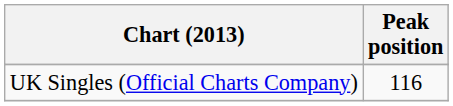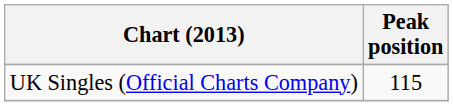(406, 82) 116 -> (406, 82) 115
